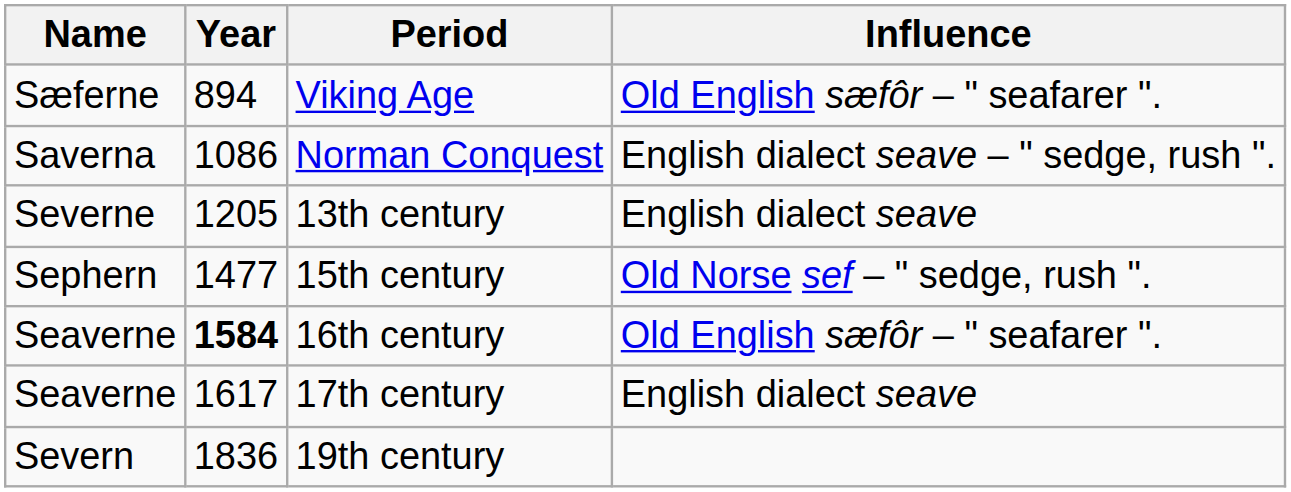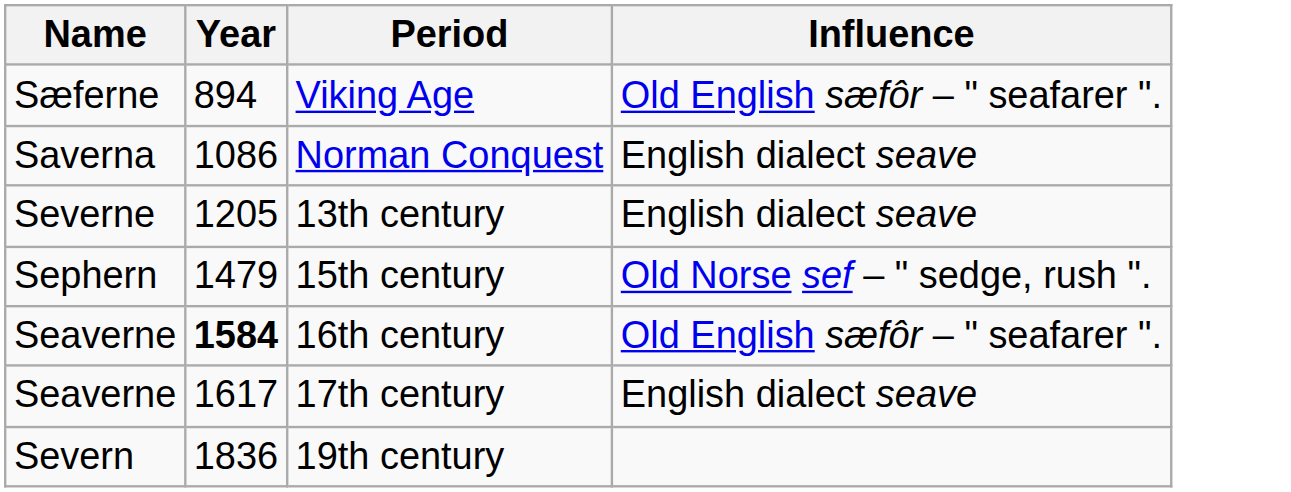(948, 154) English dialect seave – " sedge, rush ". -> (799, 154) English dialect seave
(236, 275) 1477 -> (236, 275) 1479
